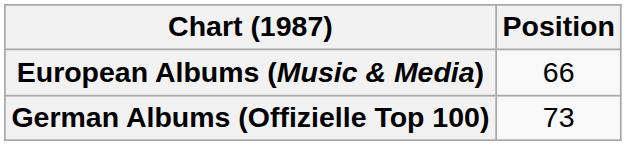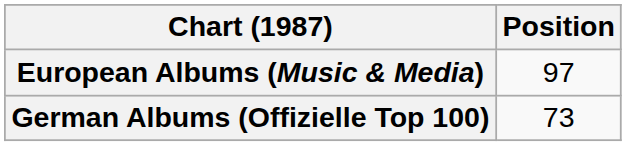(559, 72) 66 -> (559, 72) 97
